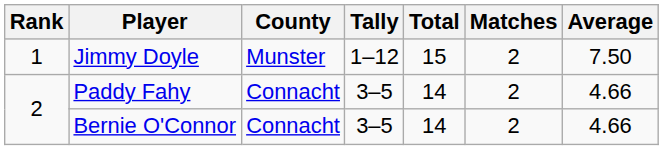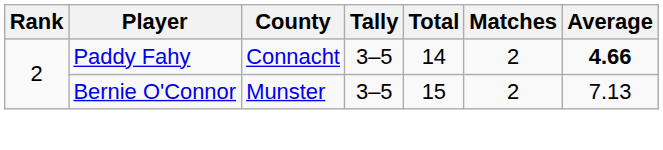- row: (136, 56)
(610, 91) normal -> (610, 56) bold
(293, 126) Connacht -> (286, 91) Munster
(434, 126) 14 -> (434, 91) 15
(610, 126) 4.66 -> (610, 91) 7.13
